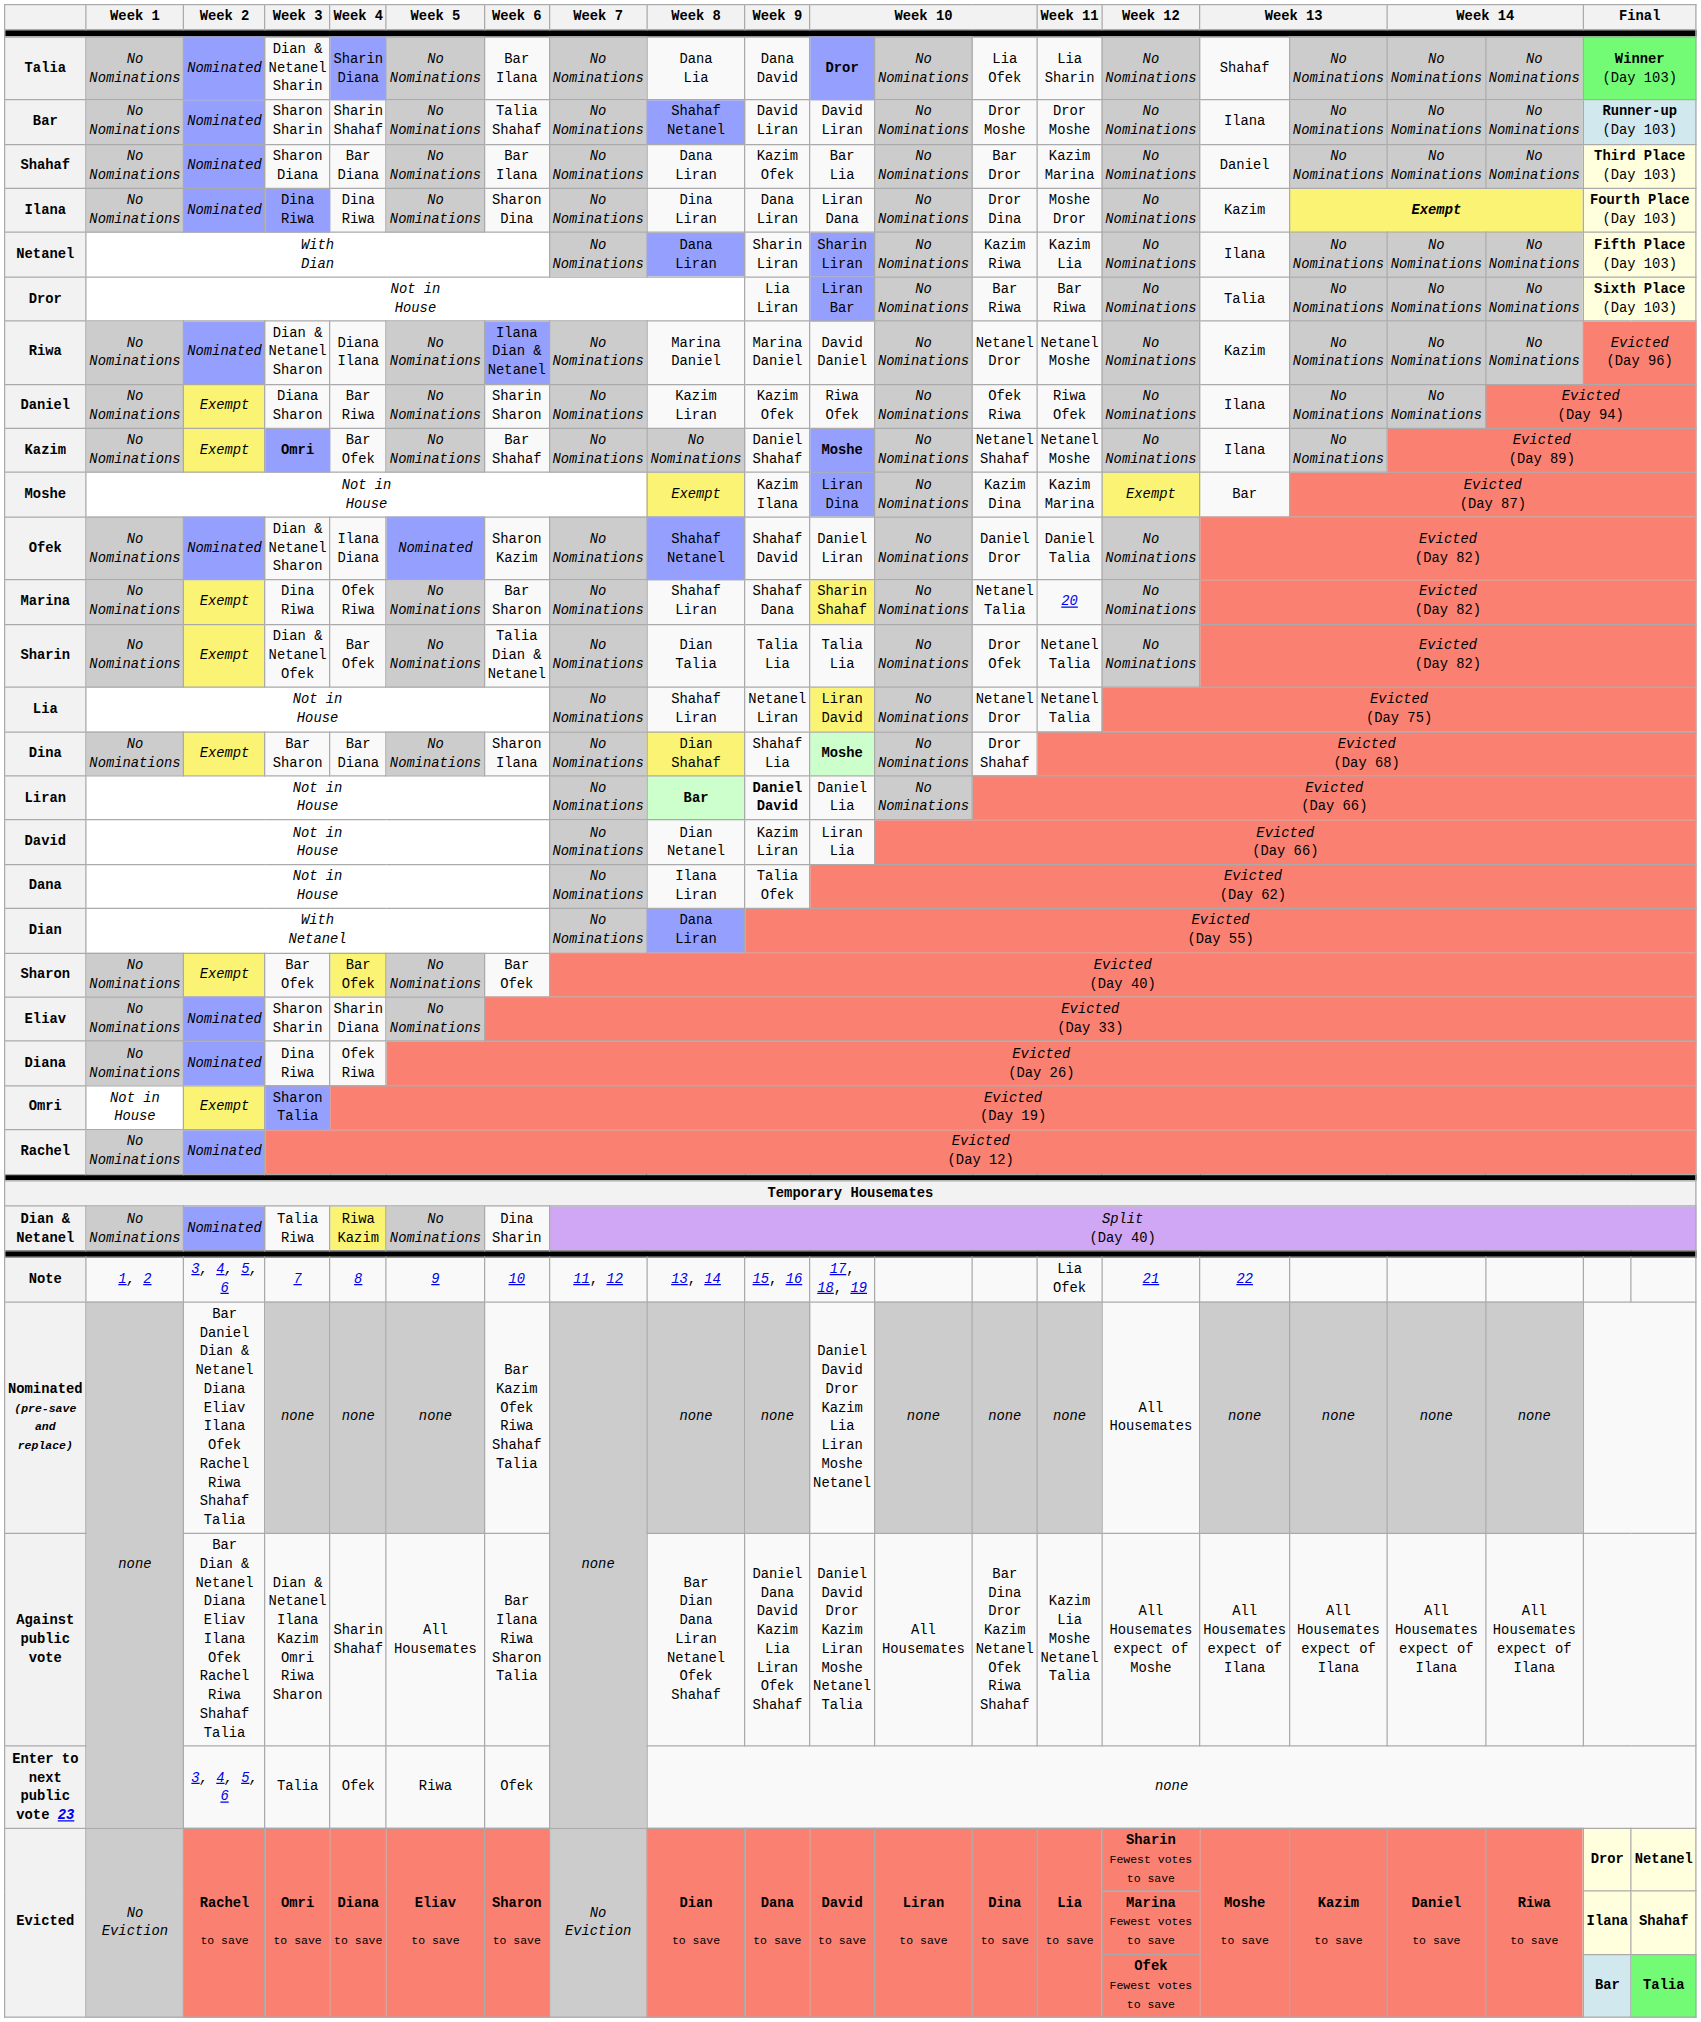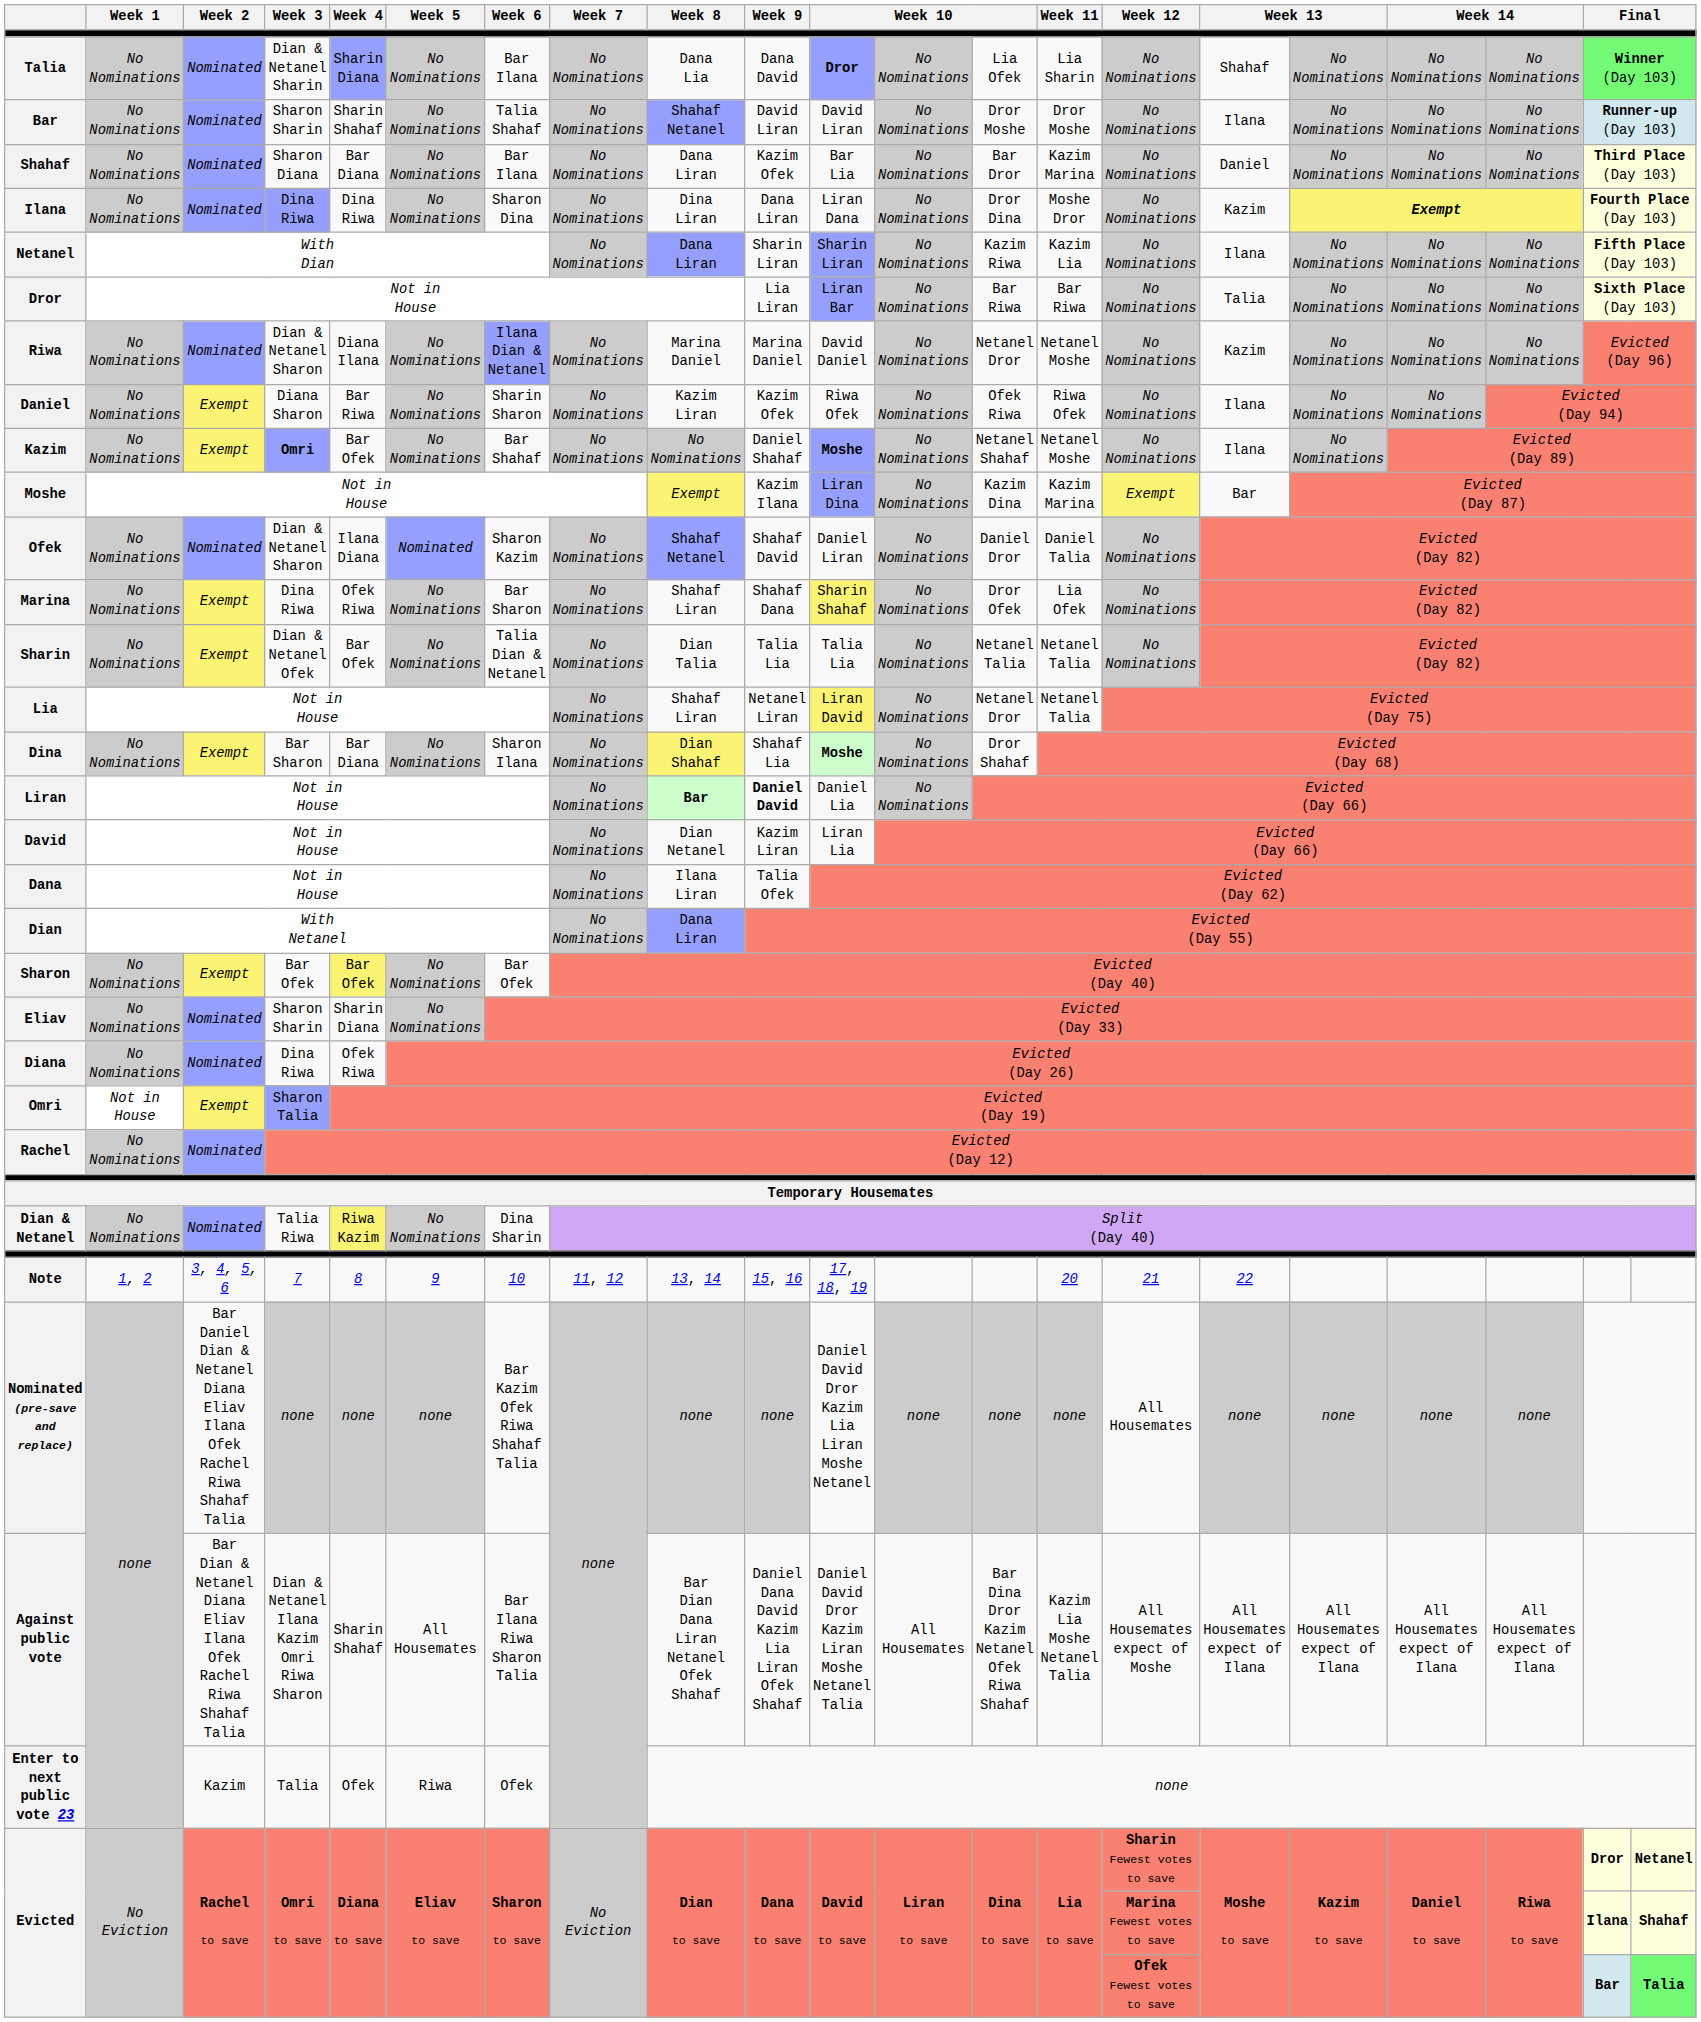(1005, 602) Netanel Talia -> (1005, 602) Dror Ofek
(1070, 602) 20 -> (1070, 602) Lia Ofek
(1005, 655) Dror Ofek -> (1005, 655) Netanel Talia
(1070, 1279) Lia Ofek -> (1070, 1279) 20
(225, 1787) 3, 4, 5, 6 -> (225, 1787) Kazim
